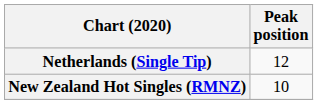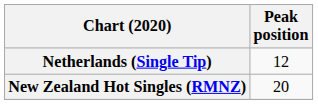(281, 86) 10 -> (281, 86) 20
